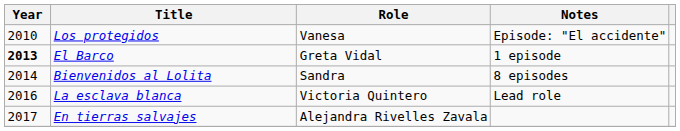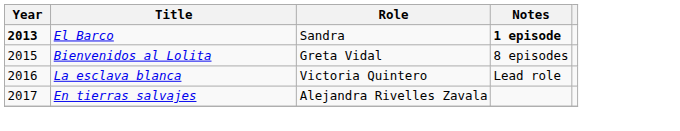- row: (106, 35)
(341, 55) Greta Vidal -> (322, 35) Sandra
(527, 55) normal -> (527, 35) bold
(22, 76) 2014 -> (22, 55) 2015
(322, 76) Sandra -> (341, 55) Greta Vidal
